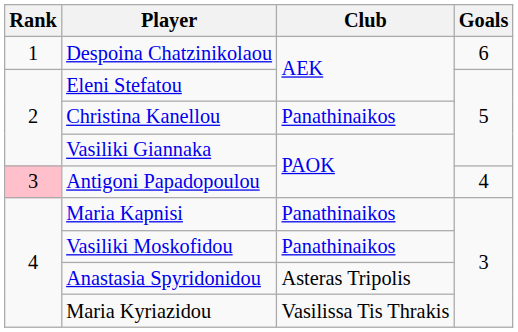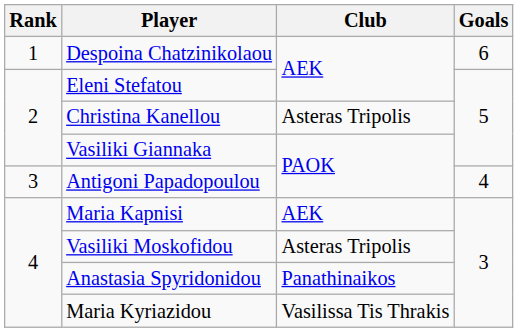(338, 117) Panathinaikos -> (346, 117) Asteras Tripolis
(33, 181) pink background -> (33, 181) no background
(338, 213) Panathinaikos -> (302, 213) AEK
(338, 246) Panathinaikos -> (346, 246) Asteras Tripolis
(346, 278) Asteras Tripolis -> (338, 278) Panathinaikos
